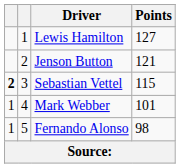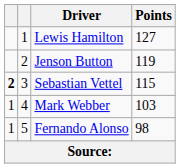(145, 60) 121 -> (145, 60) 119
(145, 106) 101 -> (145, 106) 103
